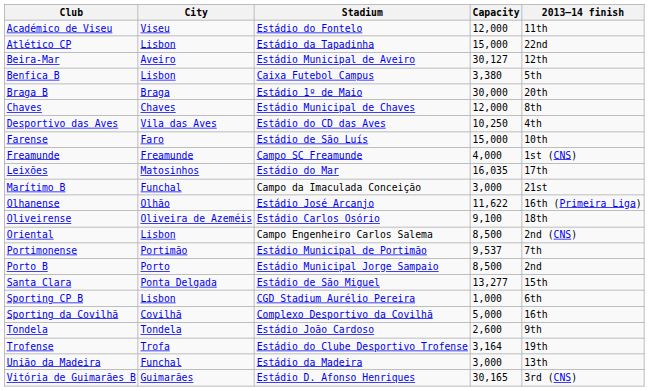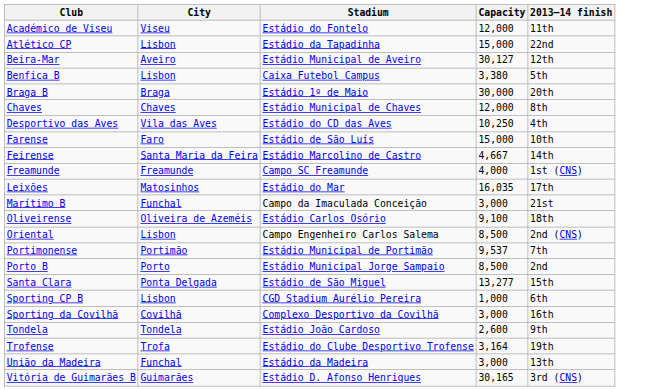+ row: (30, 155)
- row: (33, 203)
(487, 314) 5,000 -> (493, 314) 3,000
